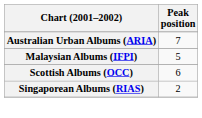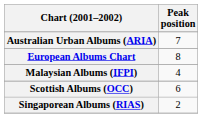+ row: (81, 56)
(178, 56) 5 -> (178, 72) 4
